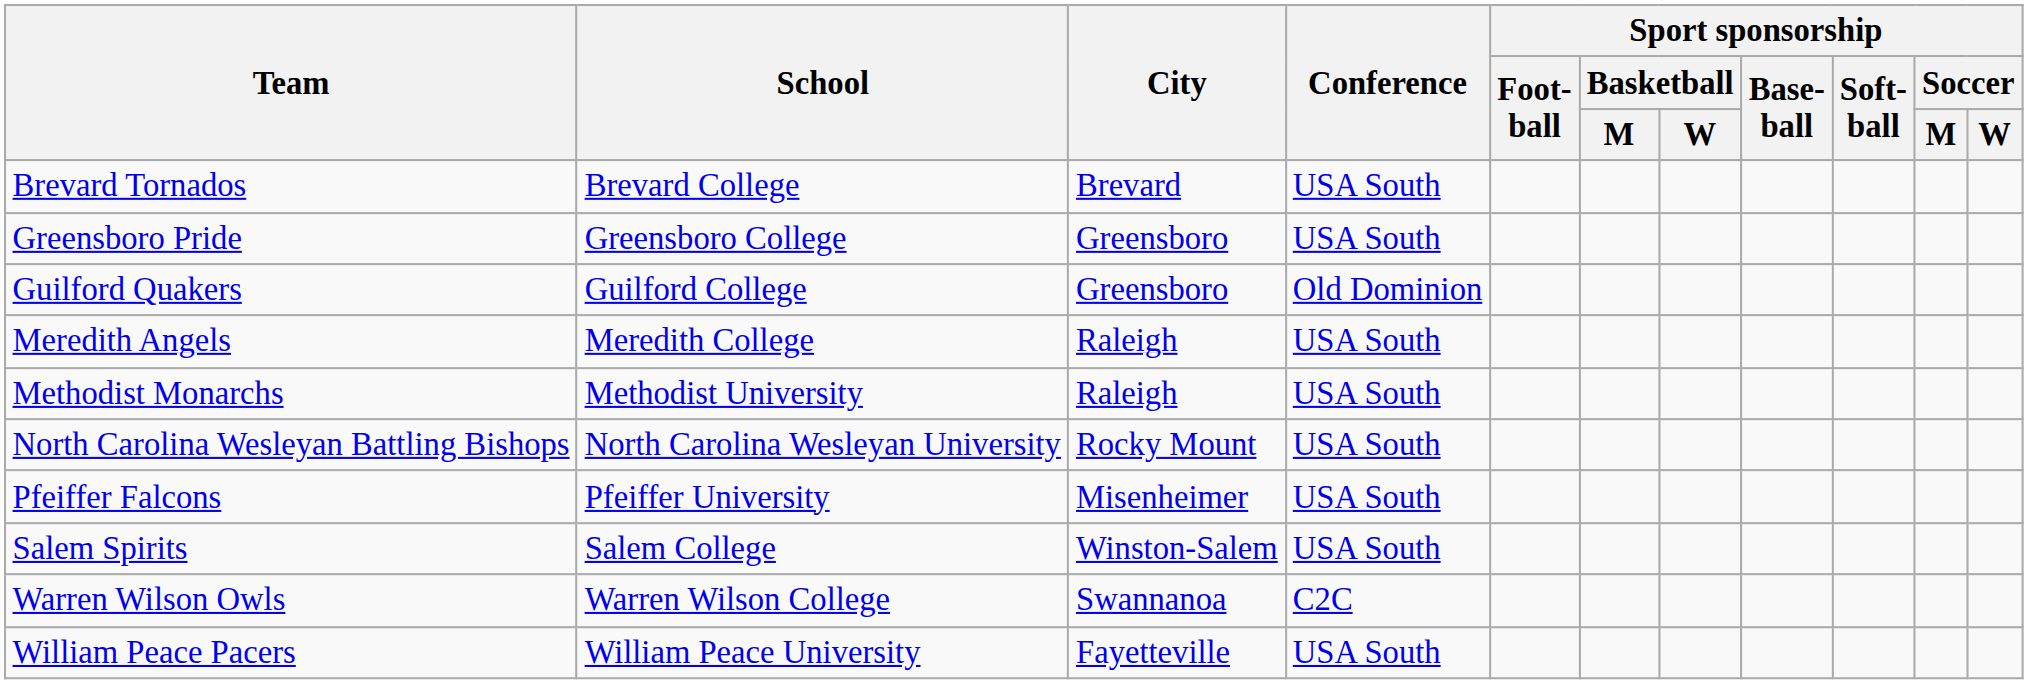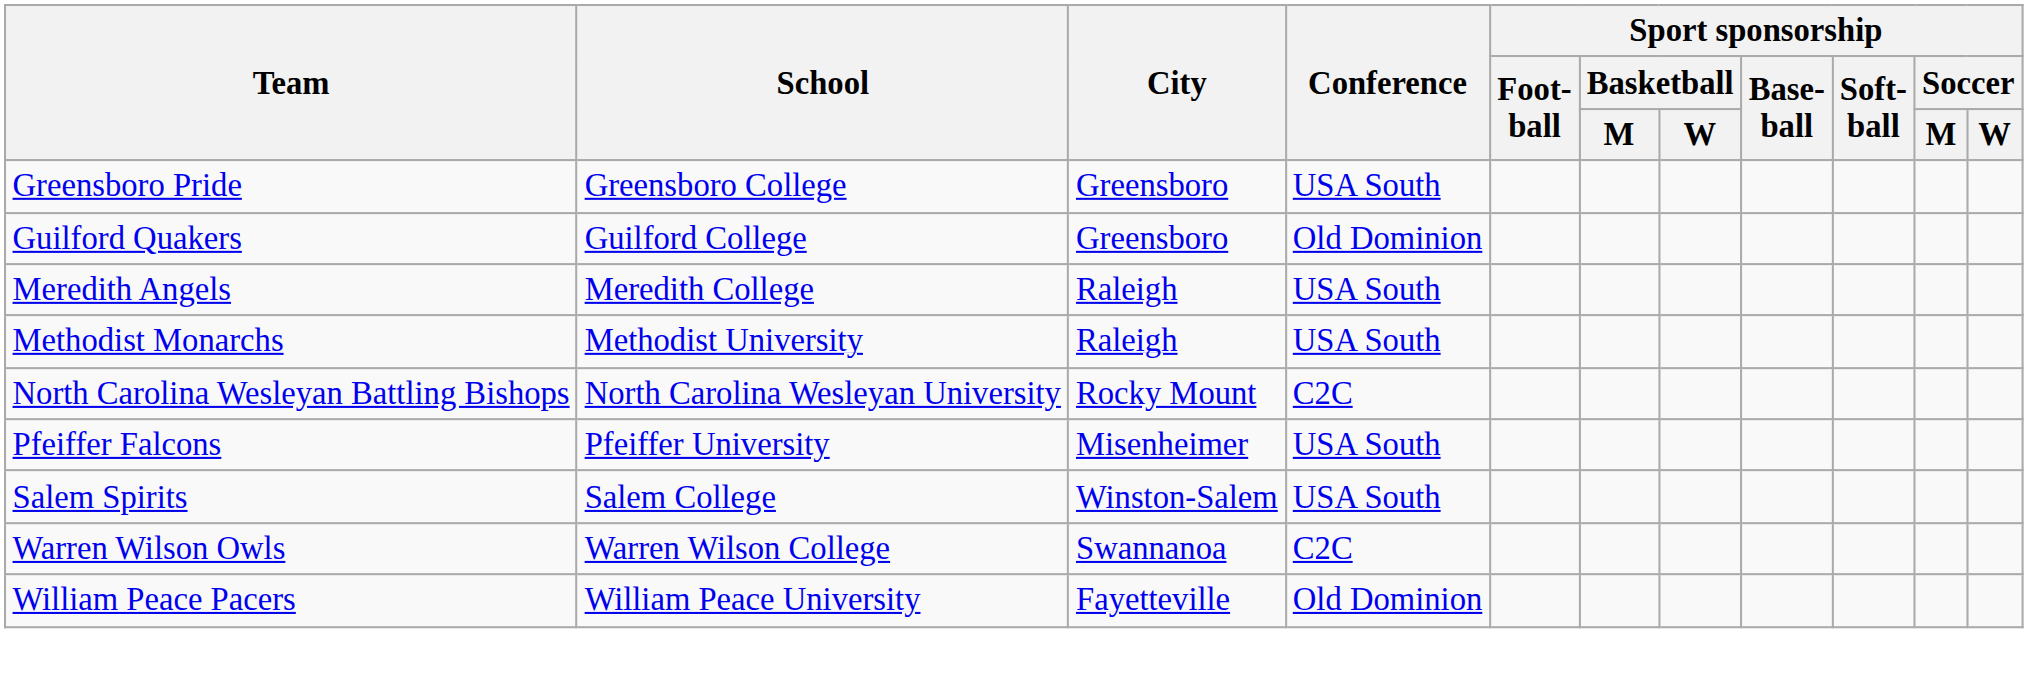- row: (129, 185)
(1367, 444) USA South -> (1323, 392) C2C
(1367, 651) USA South -> (1388, 599) Old Dominion
